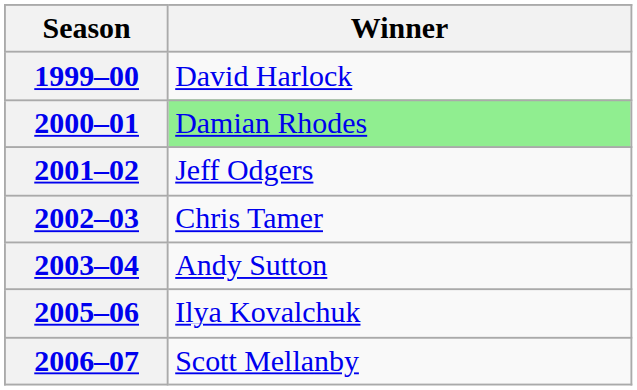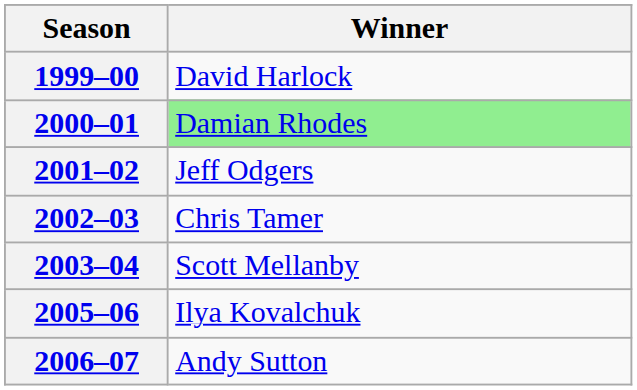(251, 265) Andy Sutton -> (267, 265) Scott Mellanby
(267, 360) Scott Mellanby -> (251, 360) Andy Sutton
